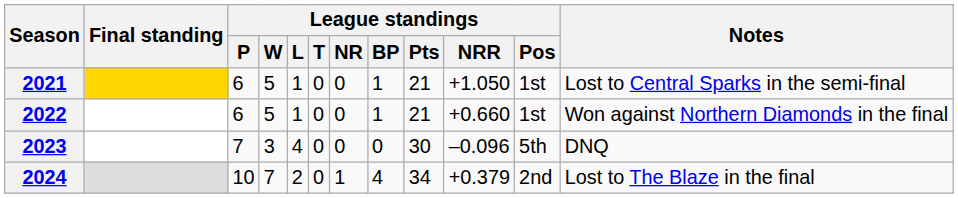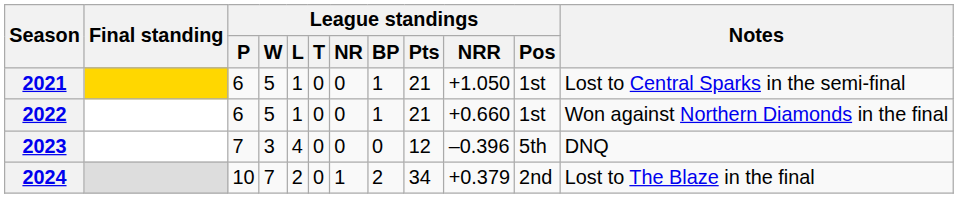(420, 146) 30 -> (420, 146) 12
(479, 146) –0.096 -> (479, 146) –0.396
(378, 177) 4 -> (378, 177) 2
